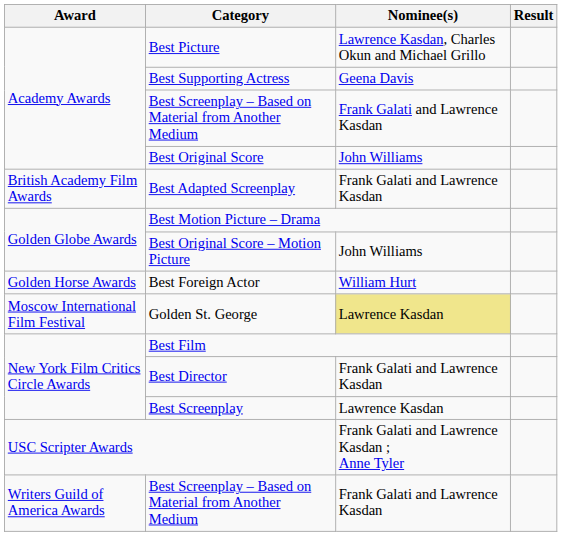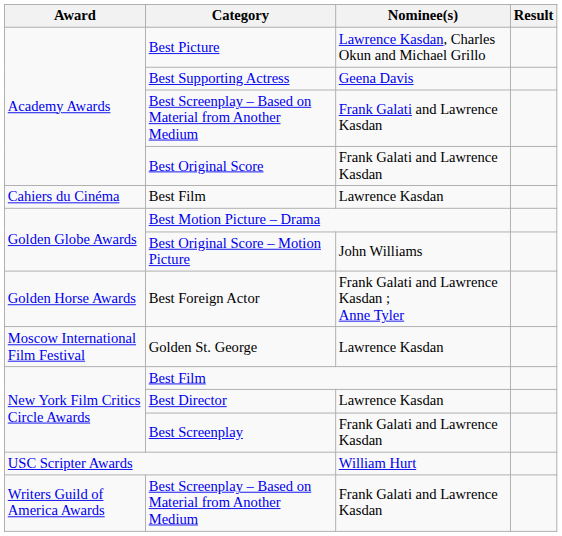(381, 157) John Williams -> (418, 165) Frank Galati and Lawrence Kasdan
- row: (73, 188)
+ row: (64, 197)
(377, 282) William Hurt -> (418, 299) Frank Galati and Lawrence Kasdan ; Anne Tyler
(391, 313) khaki background -> (391, 346) no background
(418, 376) Frank Galati and Lawrence Kasdan -> (391, 401) Lawrence Kasdan
(391, 407) Lawrence Kasdan -> (418, 432) Frank Galati and Lawrence Kasdan
(418, 447) Frank Galati and Lawrence Kasdan ; Anne Tyler -> (377, 463) William Hurt
